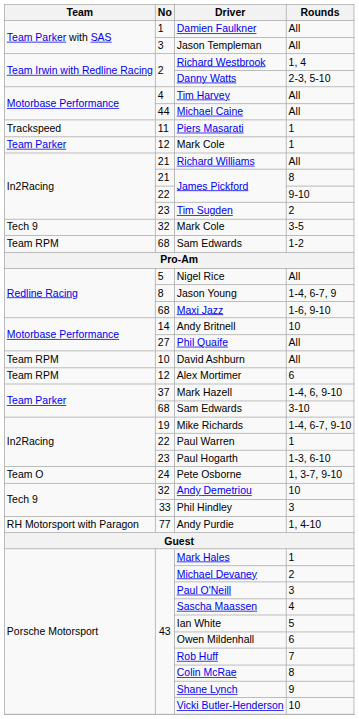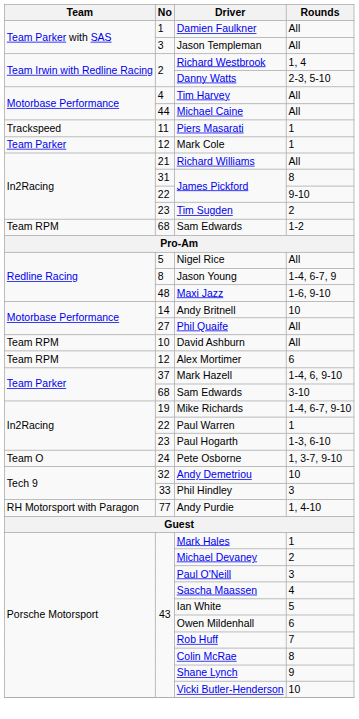(164, 177) 21 -> (164, 177) 31
- row: (201, 227)
(164, 309) 68 -> (164, 293) 48
